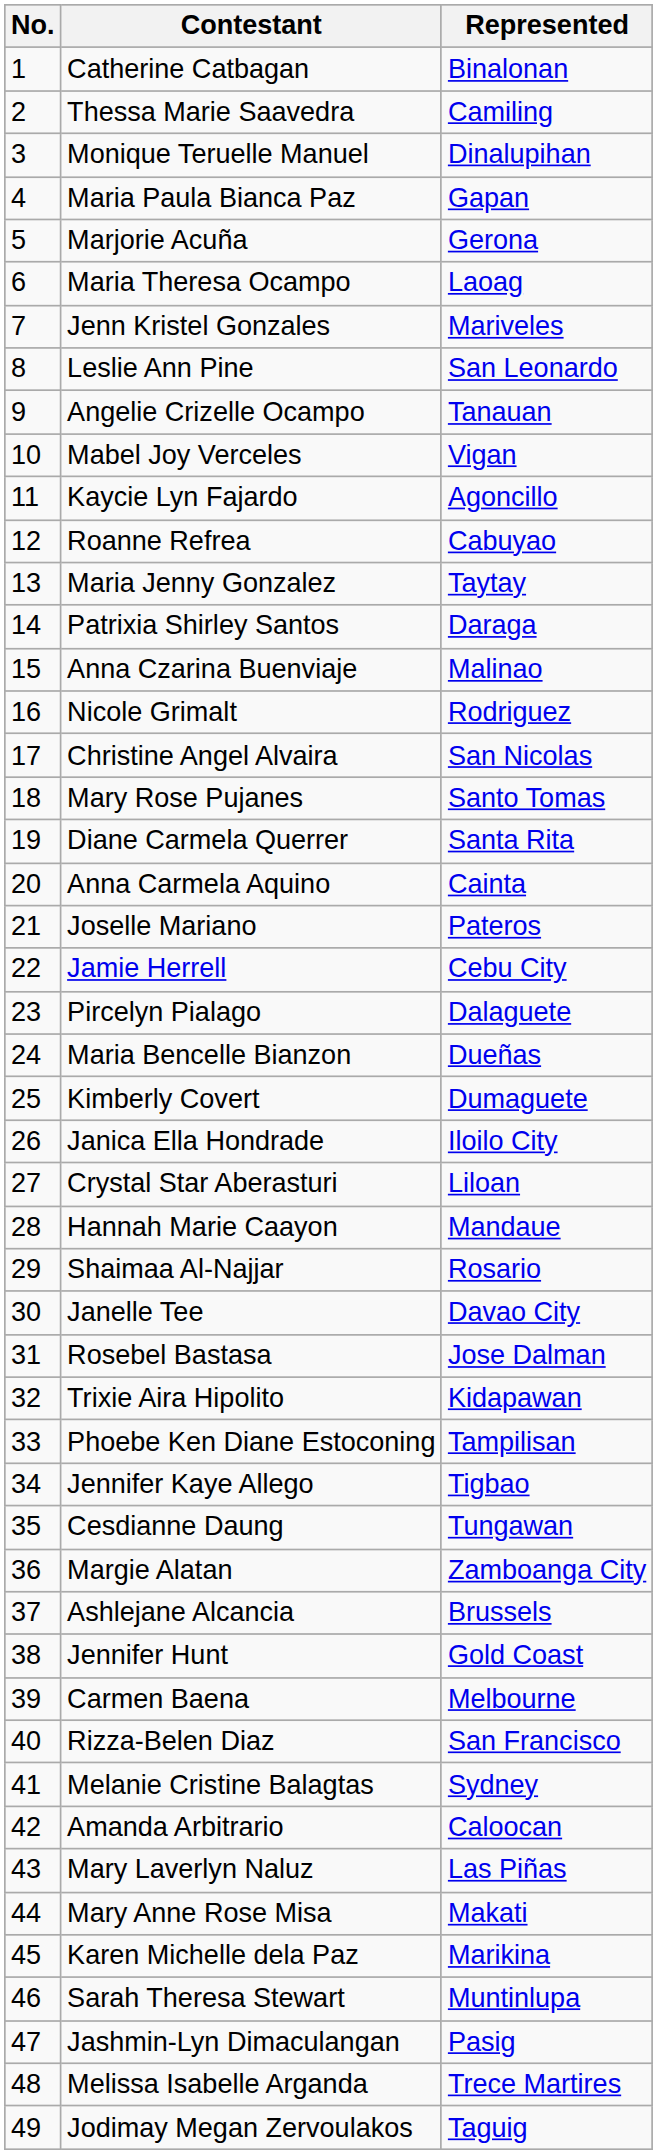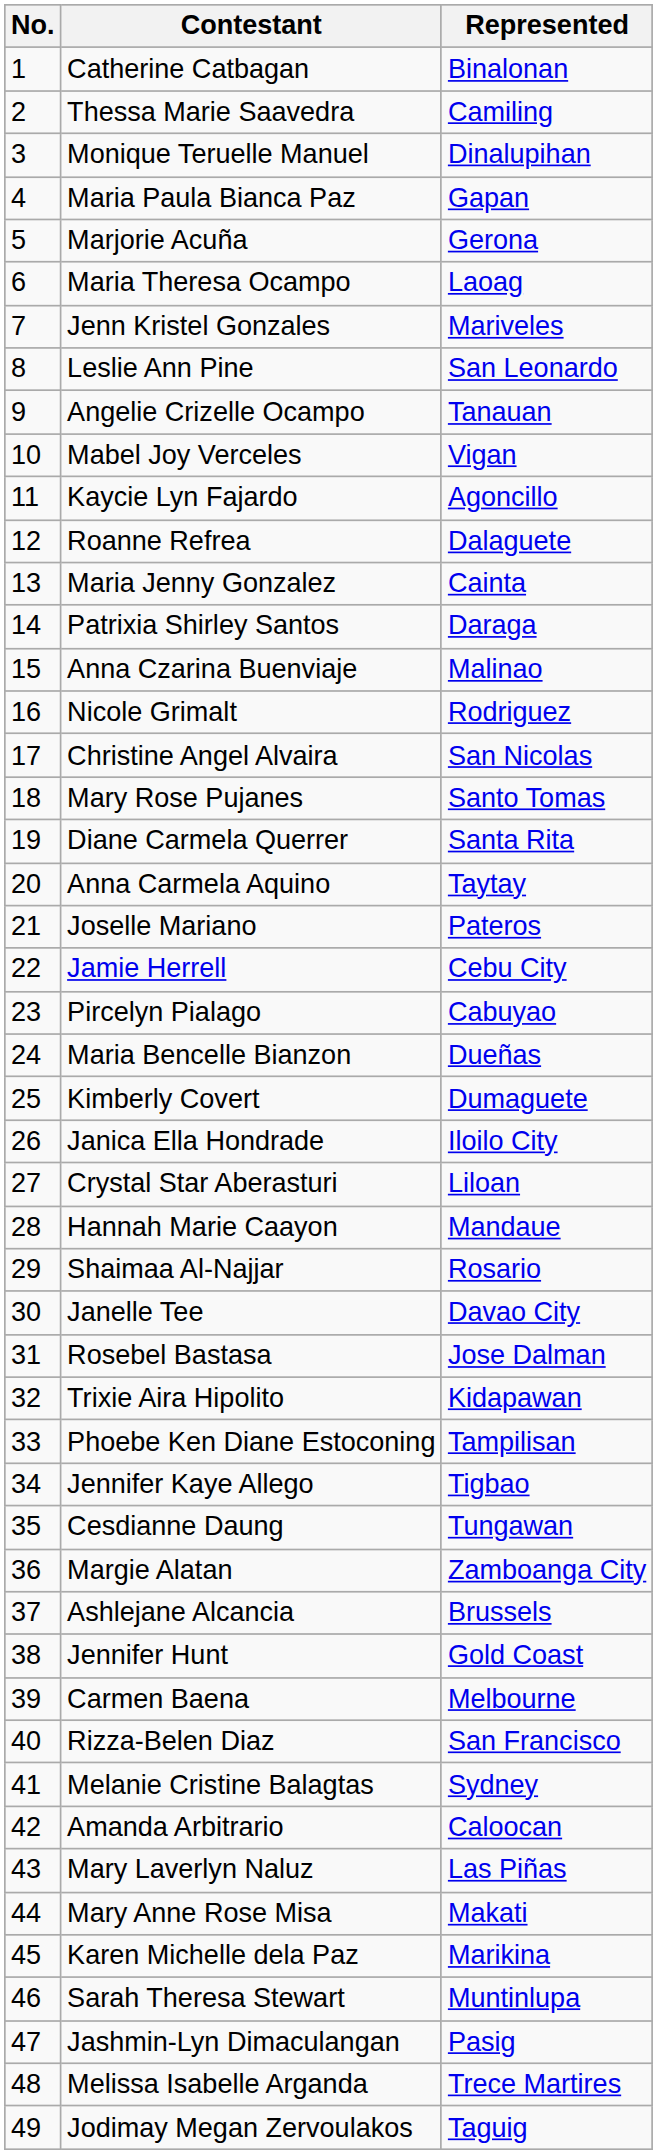(502, 540) Cabuyao -> (510, 540) Dalaguete
(487, 583) Taytay -> (487, 583) Cainta
(487, 883) Cainta -> (487, 883) Taytay
(510, 1012) Dalaguete -> (502, 1012) Cabuyao
